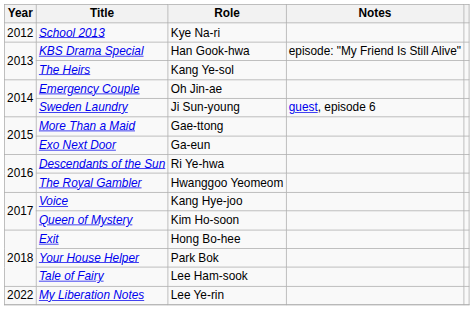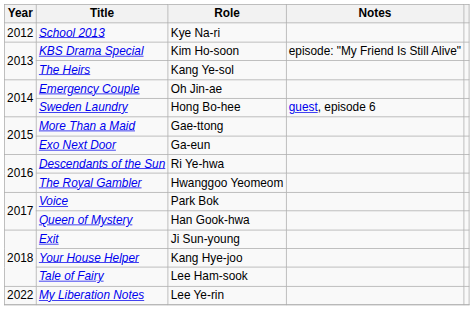(210, 51) Han Gook-hwa -> (205, 51) Kim Ho-soon
(205, 107) Ji Sun-young -> (206, 107) Hong Bo-hee
(207, 201) Kang Hye-joo -> (195, 201) Park Bok
(205, 220) Kim Ho-soon -> (210, 220) Han Gook-hwa
(206, 239) Hong Bo-hee -> (205, 239) Ji Sun-young
(195, 257) Park Bok -> (207, 257) Kang Hye-joo
